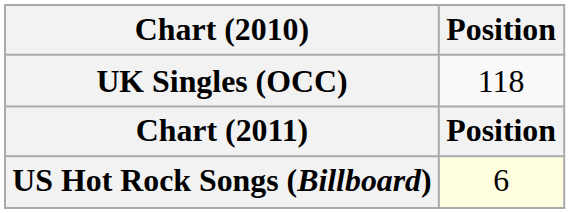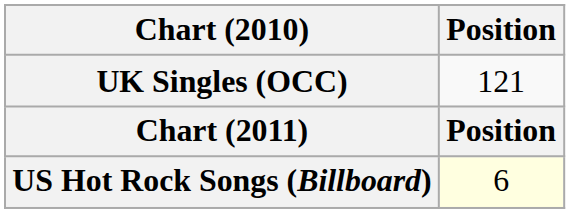(501, 80) 118 -> (501, 80) 121
